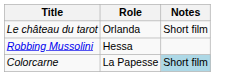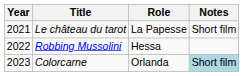+ column: (19, 12)
(121, 29) Orlanda -> (159, 29) La Papesse
(131, 63) La Papesse -> (150, 63) Orlanda
